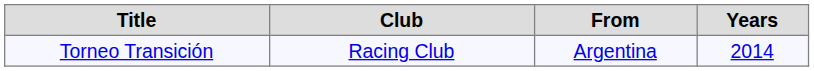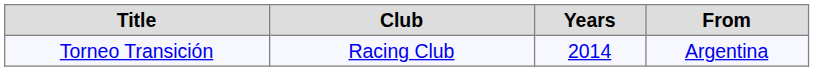columns swapped: (615, 20) <-> (752, 20)
